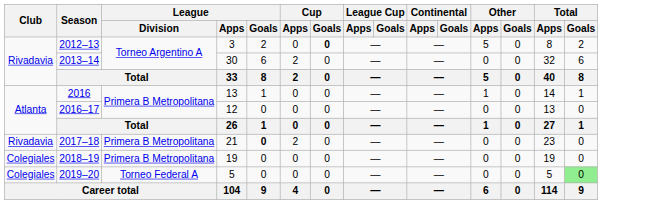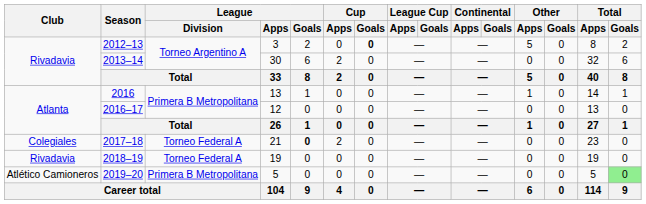(31, 142) Rivadavia -> (52, 142) Colegiales
(159, 142) Primera B Metropolitana -> (203, 142) Torneo Federal A
(31, 158) Colegiales -> (52, 158) Rivadavia
(159, 158) Primera B Metropolitana -> (203, 158) Torneo Federal A
(31, 175) Colegiales -> (52, 175) Atlético Camioneros
(159, 175) Torneo Federal A -> (203, 175) Primera B Metropolitana
